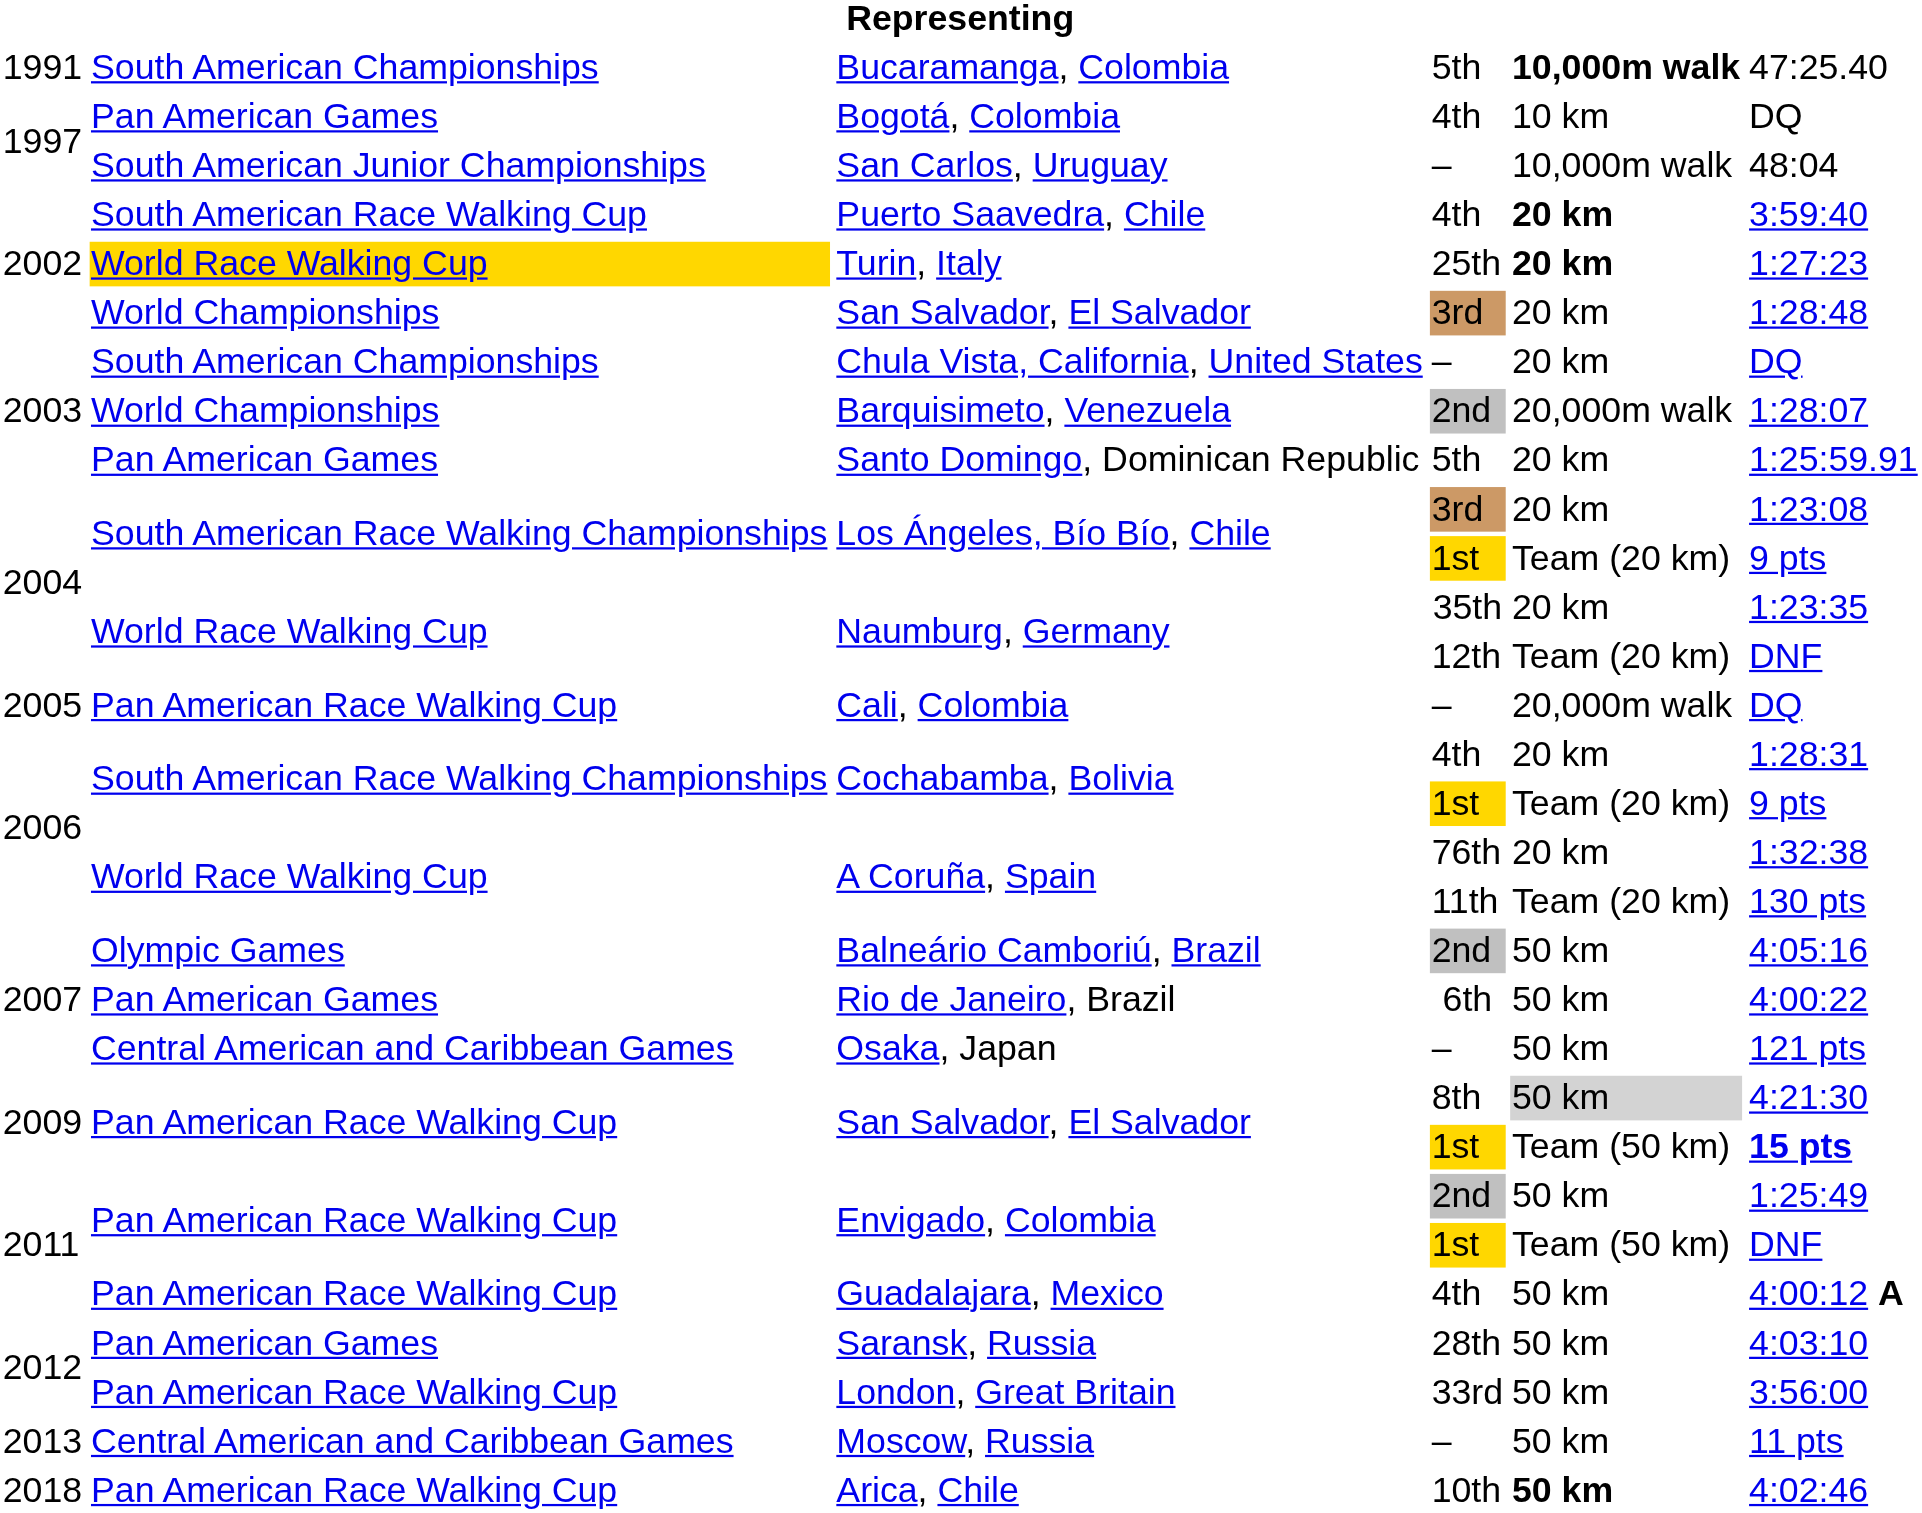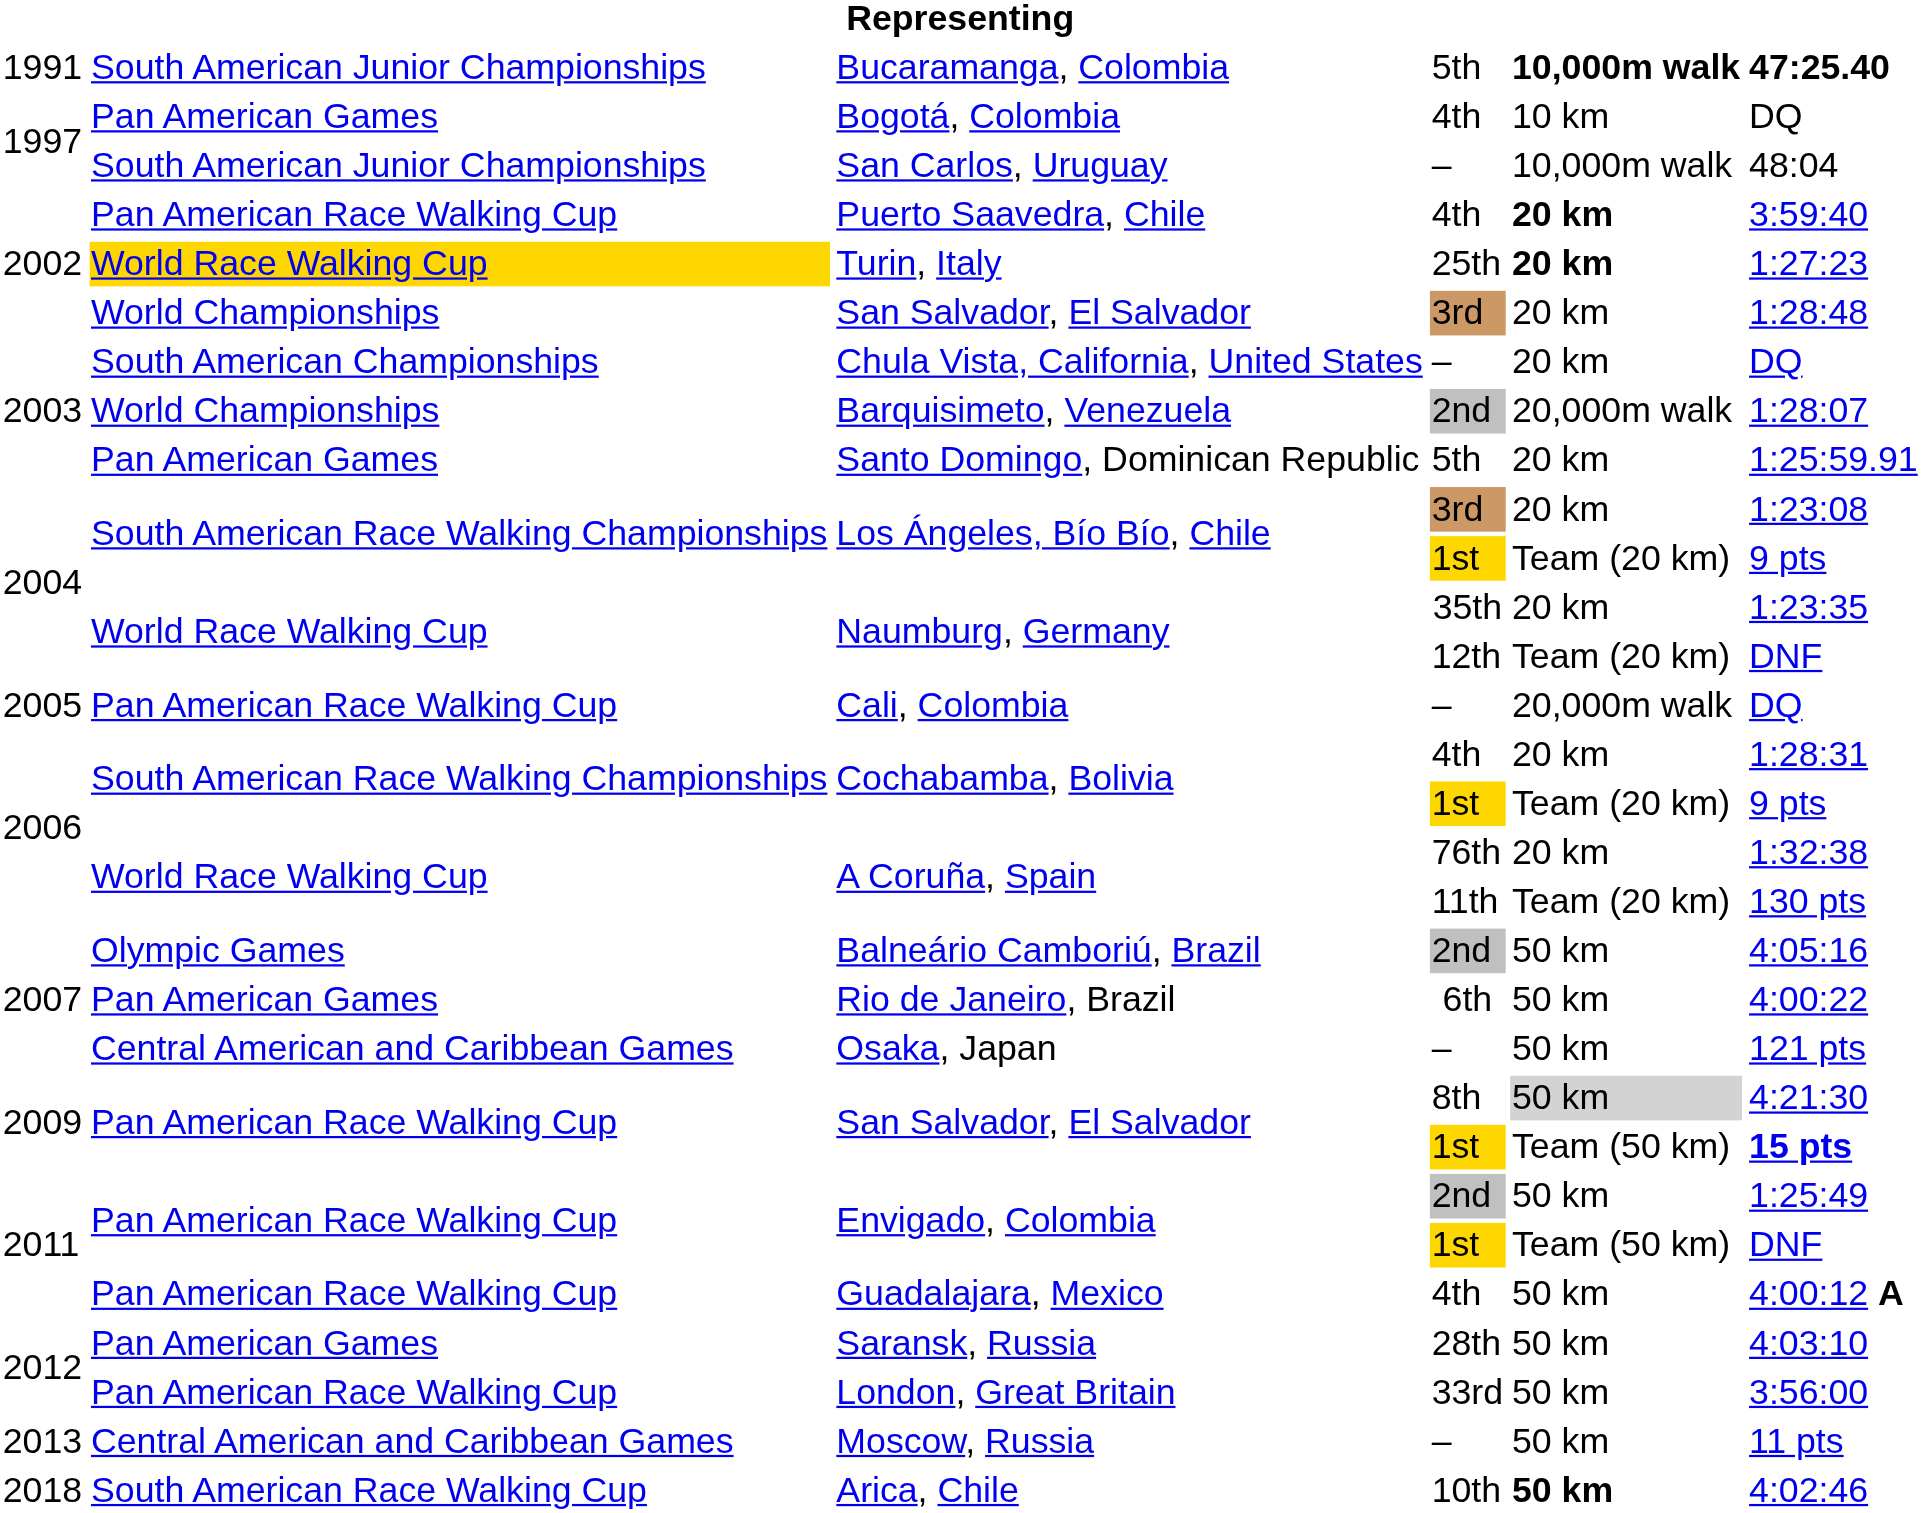(345, 67) South American Championships -> (398, 67) South American Junior Championships
(1819, 67) normal -> (1819, 67) bold
(369, 214) South American Race Walking Cup -> (354, 214) Pan American Race Walking Cup
(354, 1489) Pan American Race Walking Cup -> (369, 1489) South American Race Walking Cup
